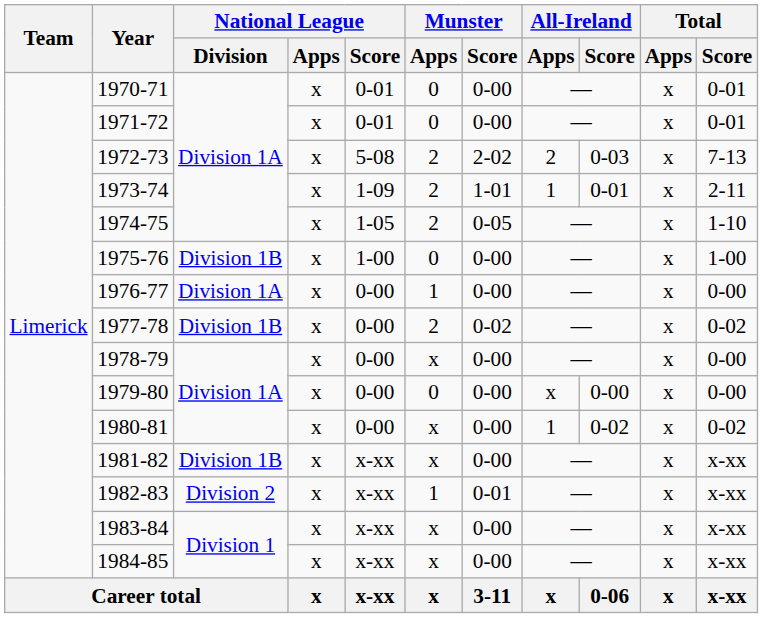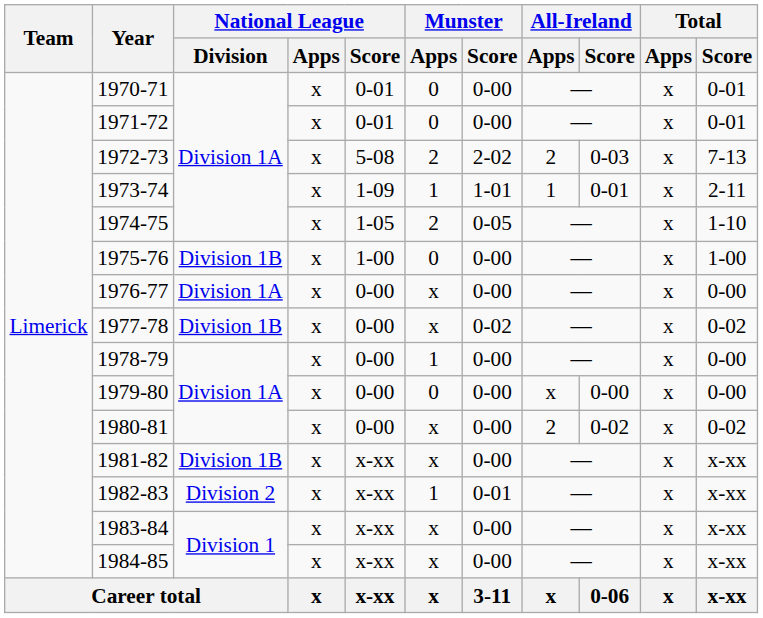(434, 190) 2 -> (434, 190) 1
(434, 291) 1 -> (434, 291) x
(434, 325) 2 -> (434, 325) x
(434, 358) x -> (434, 358) 1
(551, 426) 1 -> (551, 426) 2
